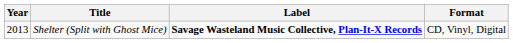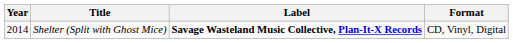(18, 30) 2013 -> (18, 30) 2014
